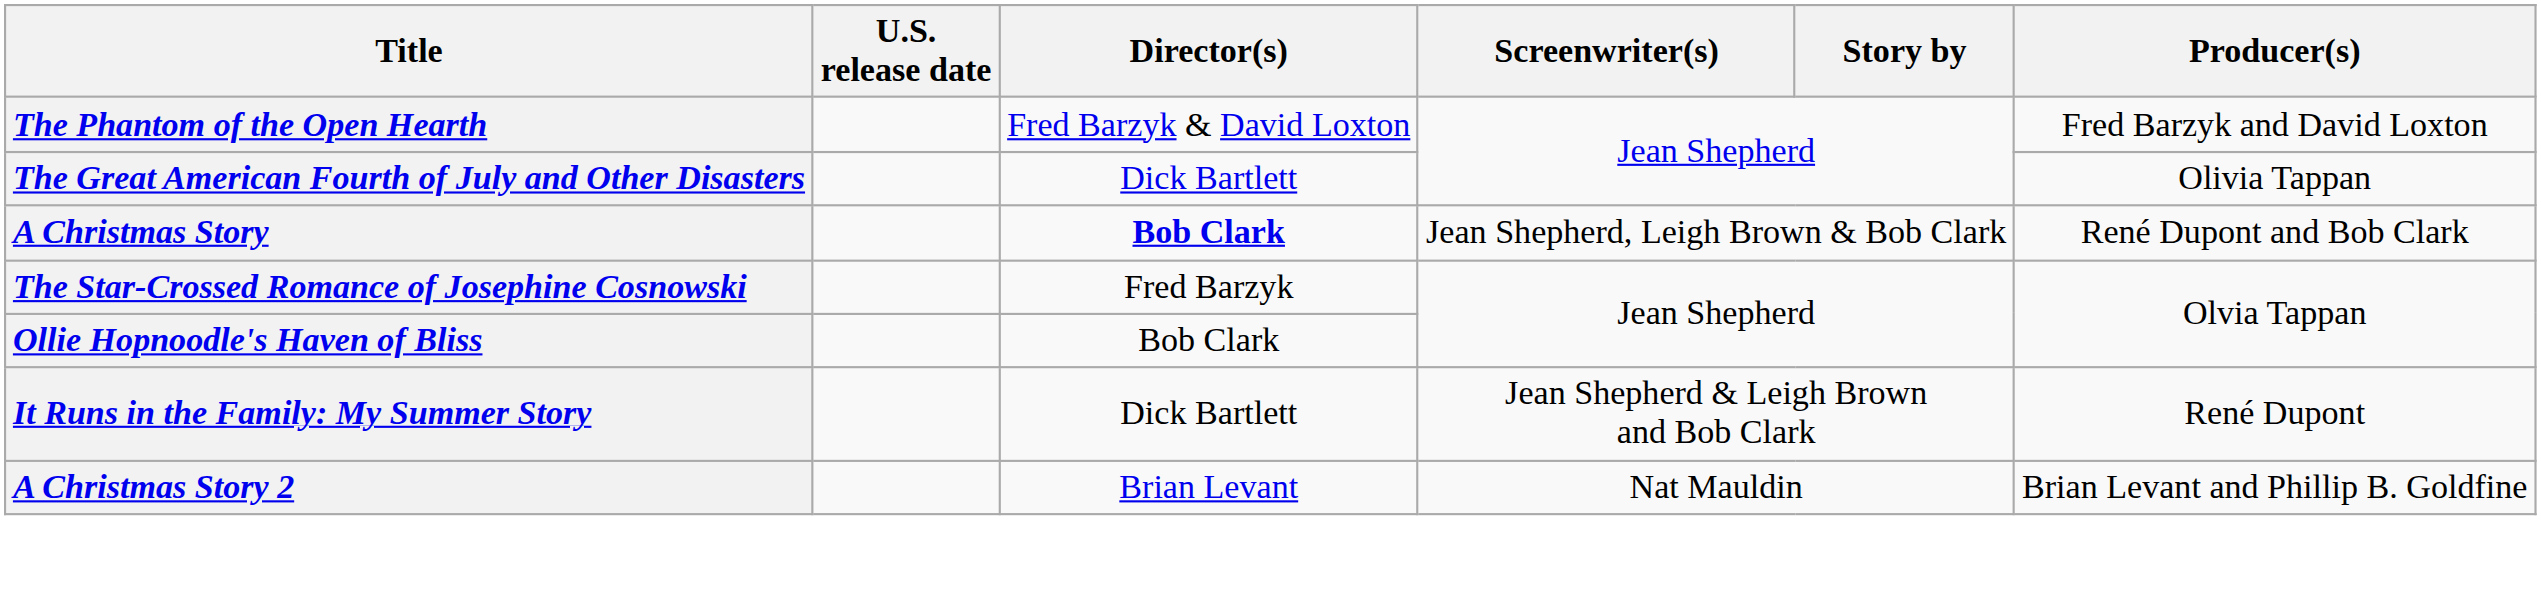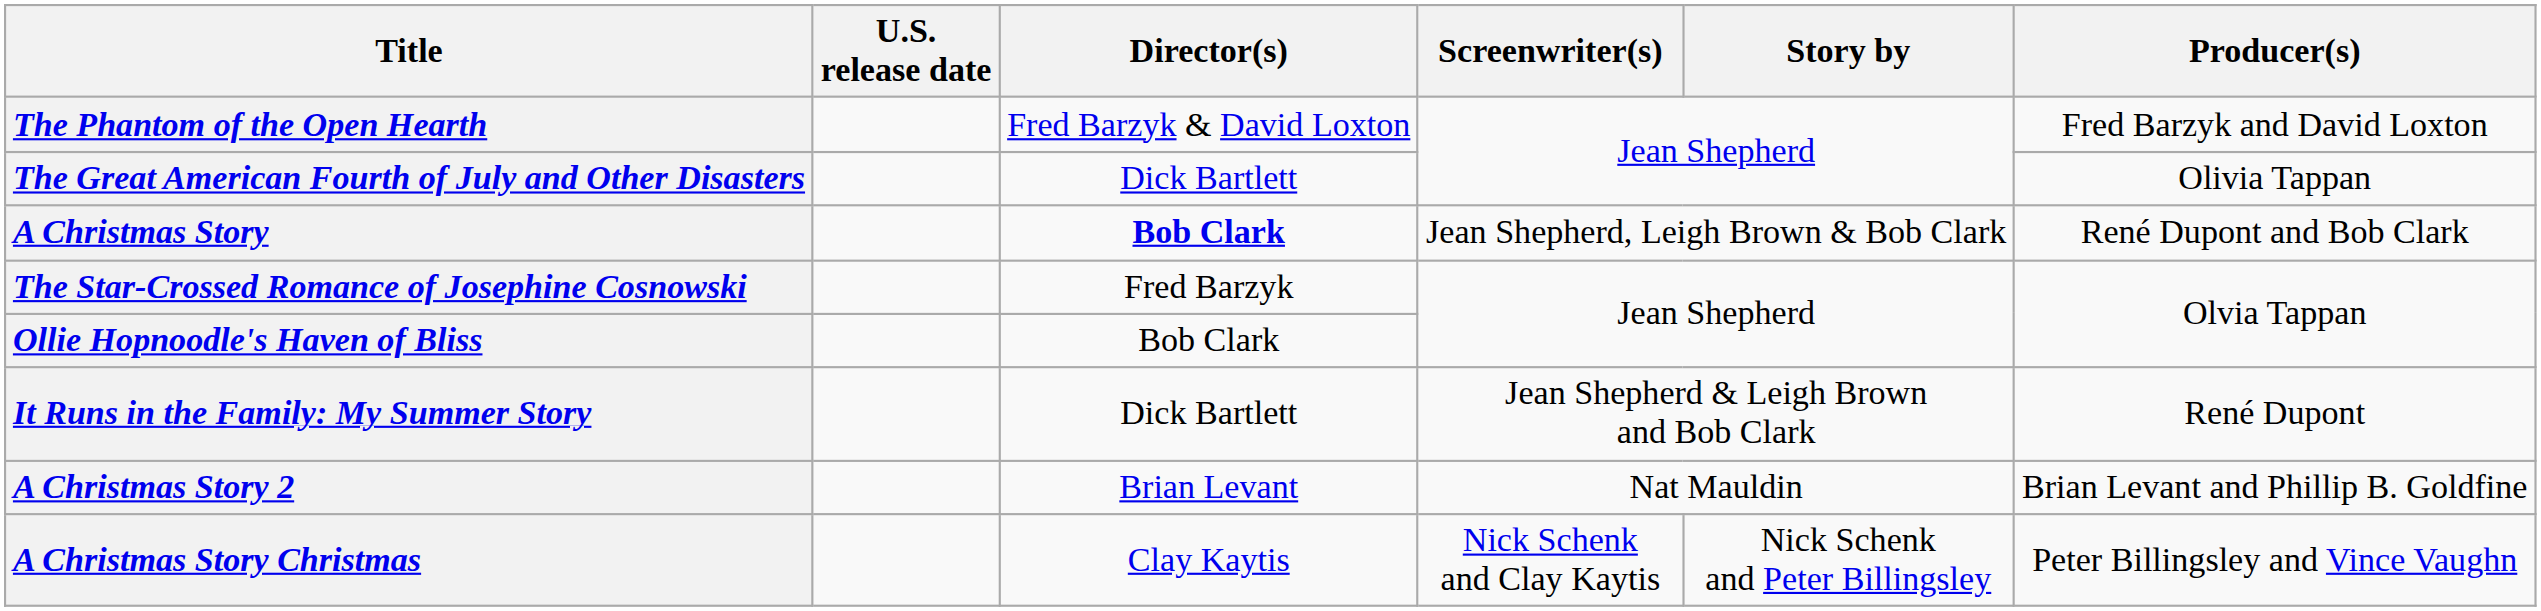+ row: (217, 559)
